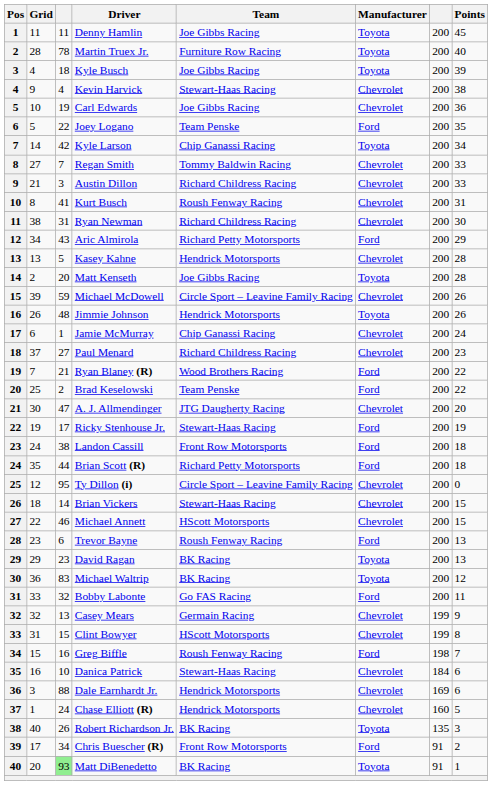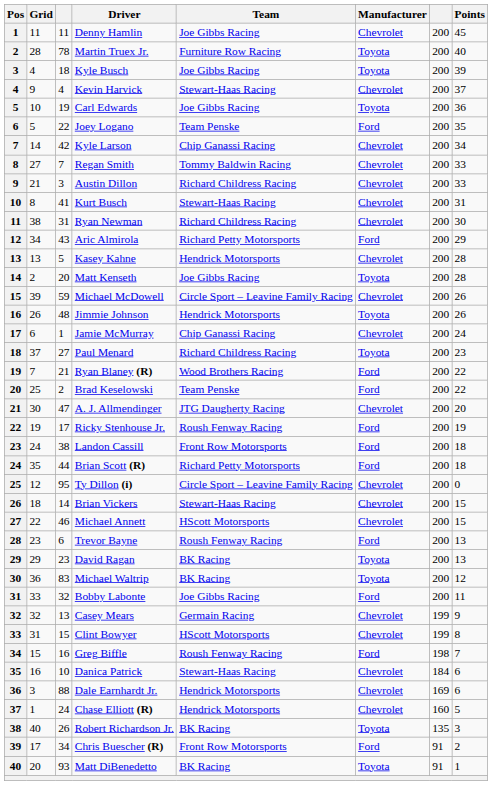(374, 32) Toyota -> (381, 32) Chevrolet
(460, 89) 38 -> (460, 89) 37
(381, 108) Chevrolet -> (374, 108) Toyota
(374, 145) Toyota -> (381, 145) Chevrolet
(231, 202) Roush Fenway Racing -> (227, 202) Stewart-Haas Racing
(381, 352) Chevrolet -> (374, 352) Toyota
(227, 427) Stewart-Haas Racing -> (231, 427) Roush Fenway Racing
(215, 596) Go FAS Racing -> (219, 596) Joe Gibbs Racing
(64, 765) lightgreen background -> (64, 765) no background
